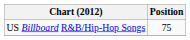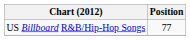(167, 27) 75 -> (167, 27) 77
